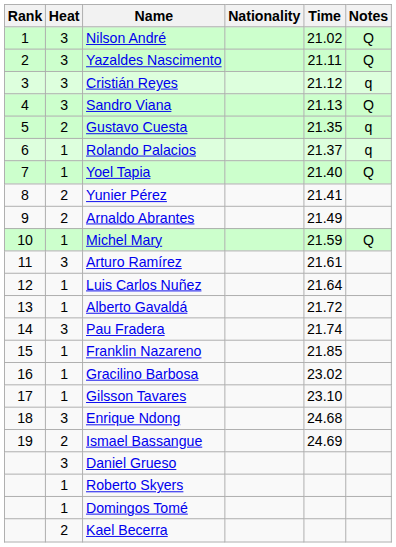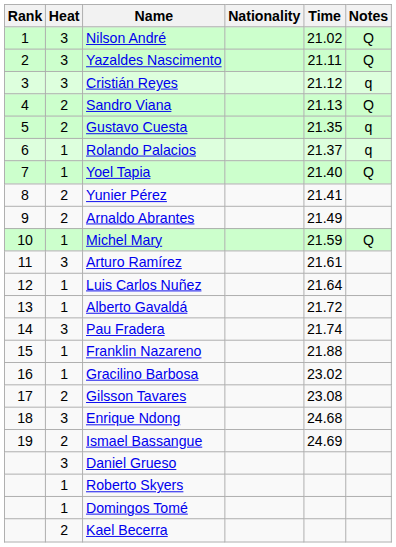(64, 105) 3 -> (64, 105) 2
(325, 352) 21.85 -> (325, 352) 21.88
(64, 396) 1 -> (64, 396) 2
(325, 396) 23.10 -> (325, 396) 23.08
